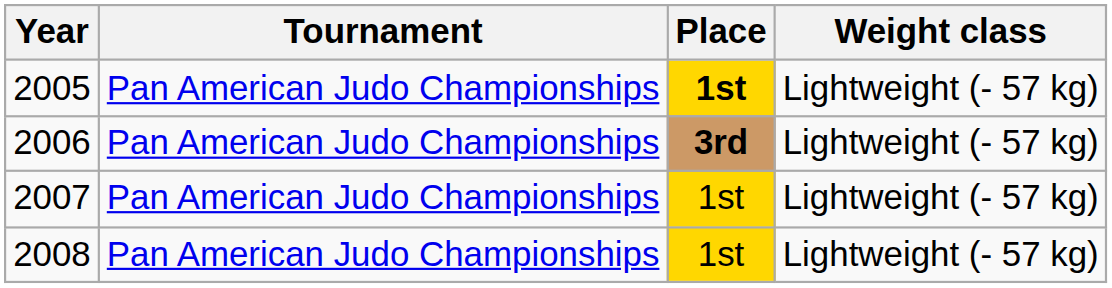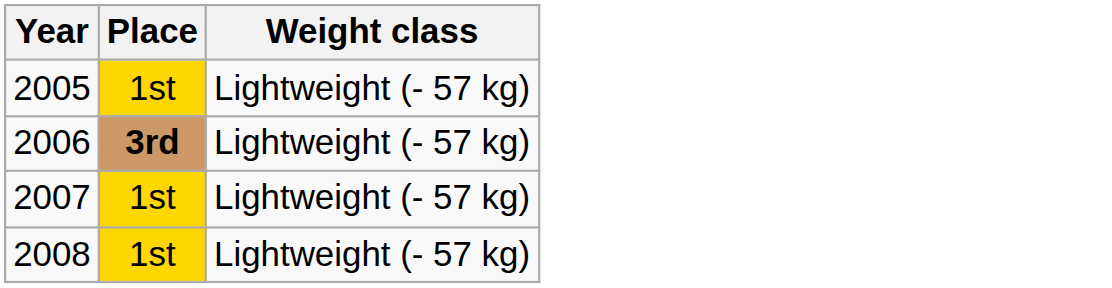- column: (383, 32)
(721, 87) bold -> (152, 87) normal
